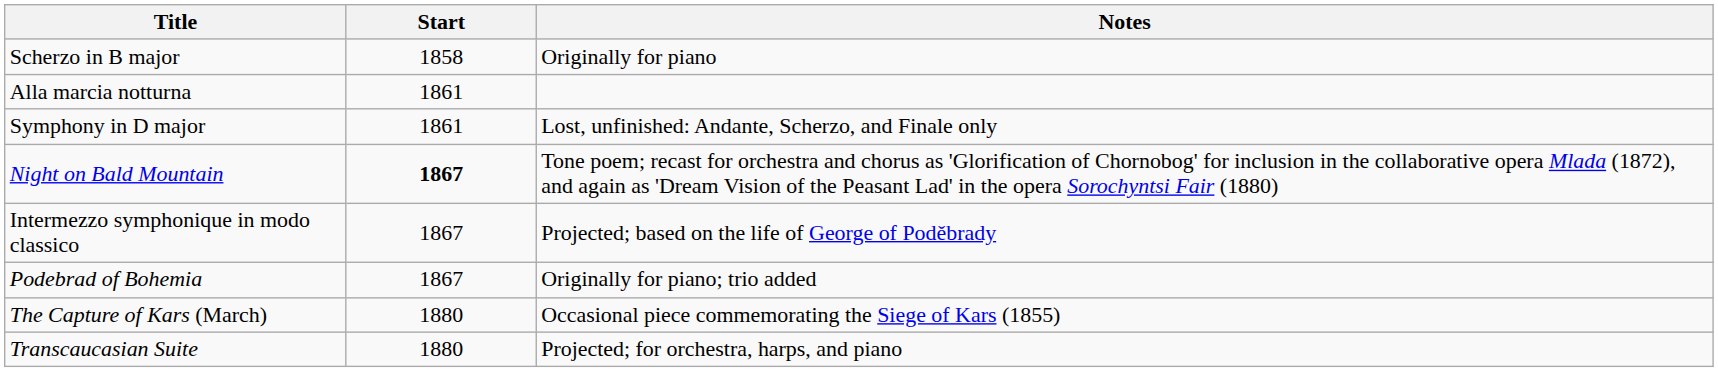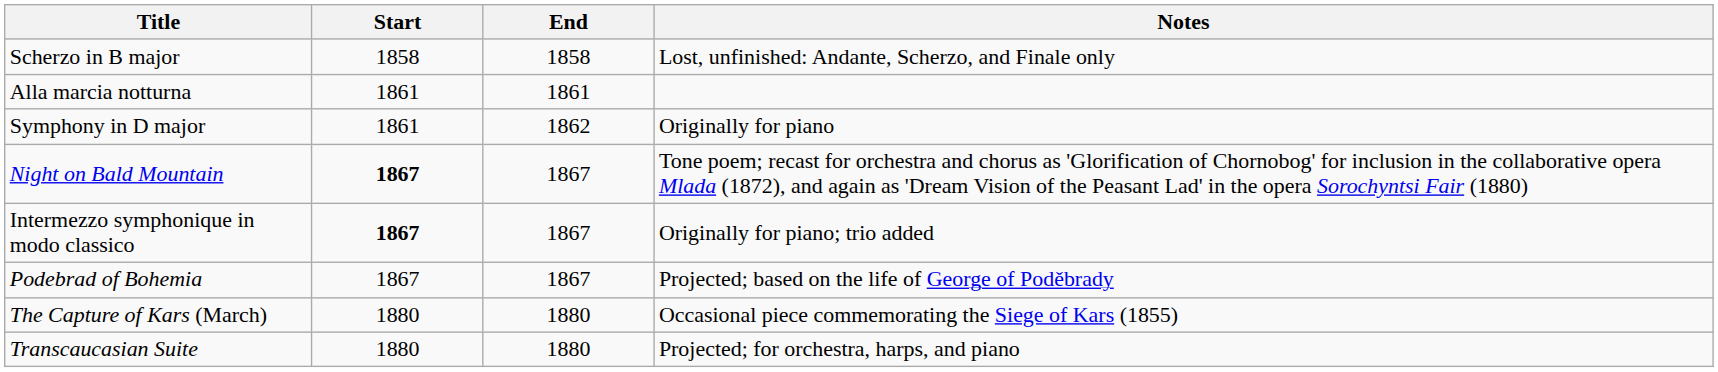+ column: (568, 21)
(629, 56) Originally for piano -> (887, 56) Lost, unfinished: Andante, Scherzo, and Finale only
(769, 126) Lost, unfinished: Andante, Scherzo, and Finale only -> (747, 126) Originally for piano
(441, 232) normal -> (398, 232) bold
(769, 232) Projected; based on the life of George of Poděbrady -> (796, 232) Originally for piano; trio added
(679, 279) Originally for piano; trio added -> (886, 279) Projected; based on the life of George of Poděbrady
